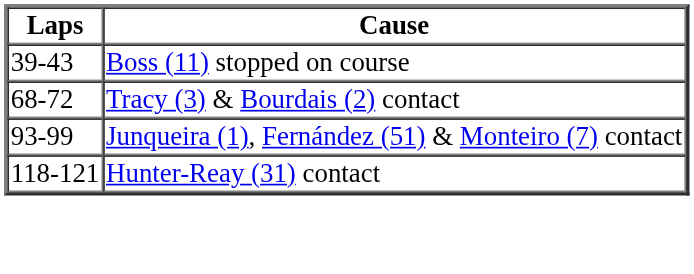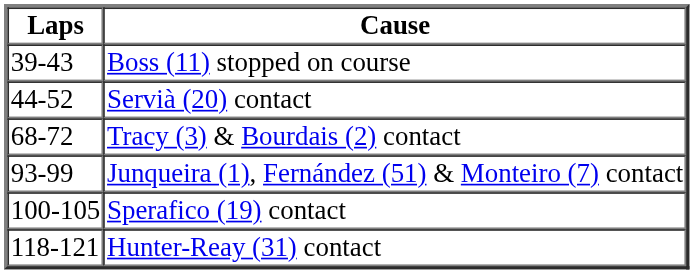+ row: (209, 99)
+ row: (226, 210)
